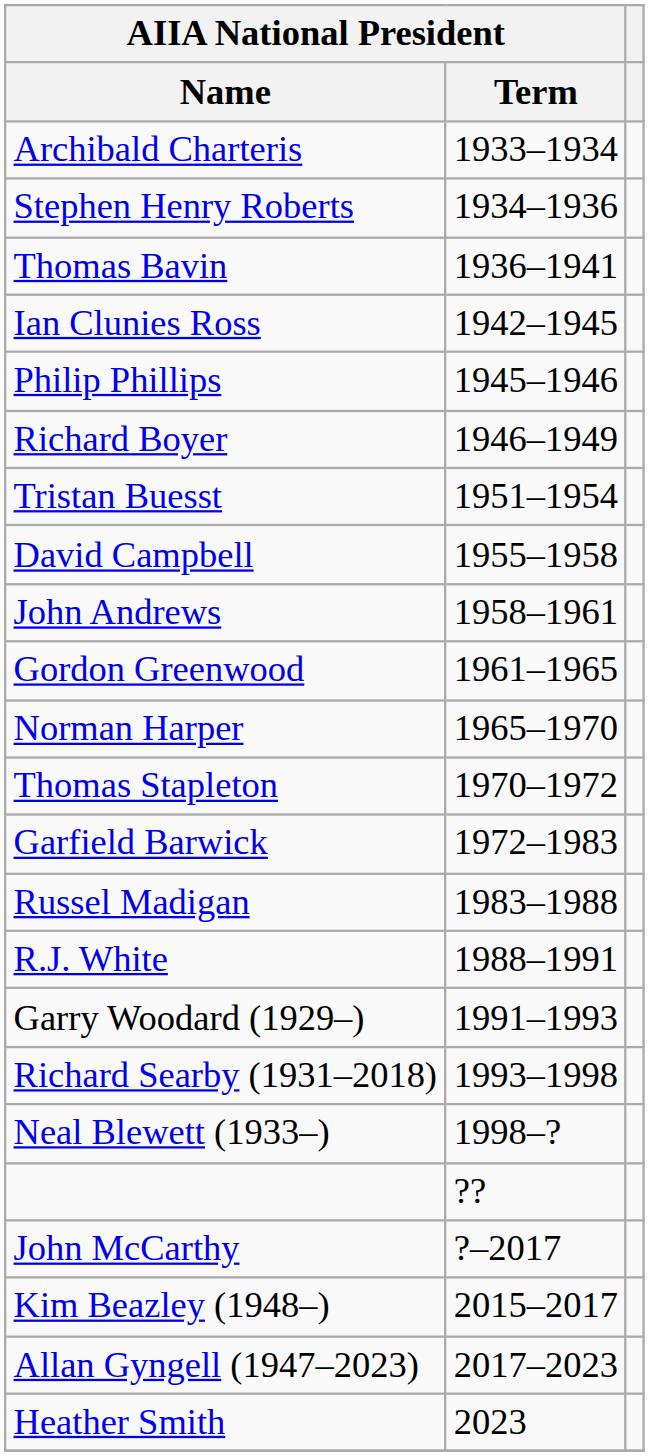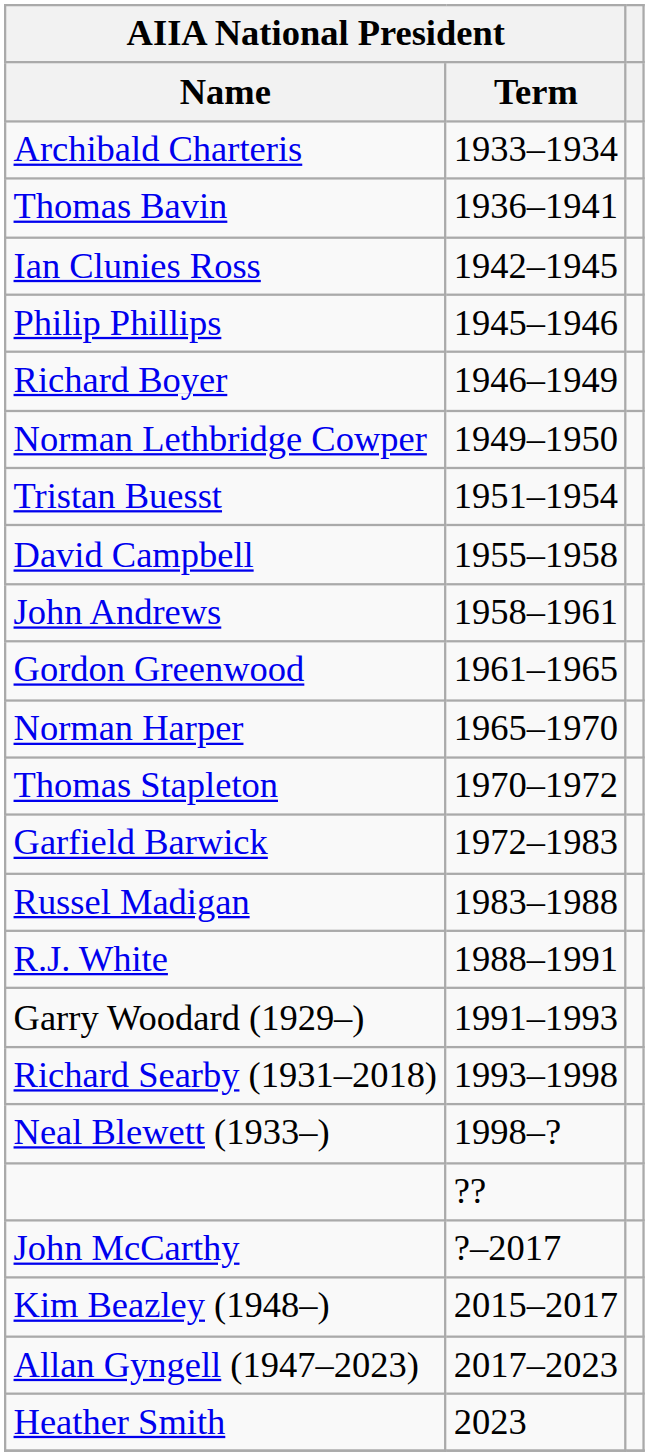- row: (184, 206)
+ row: (220, 438)
